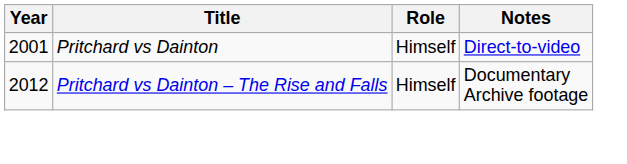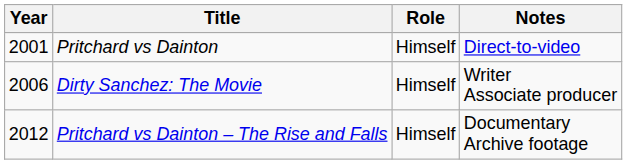+ row: (159, 85)
